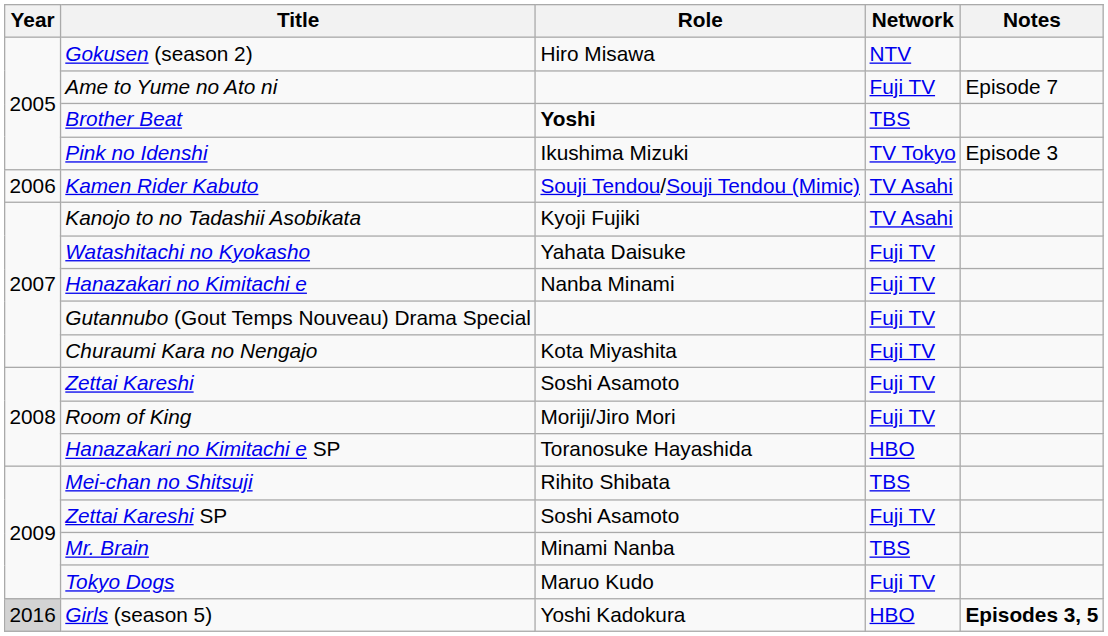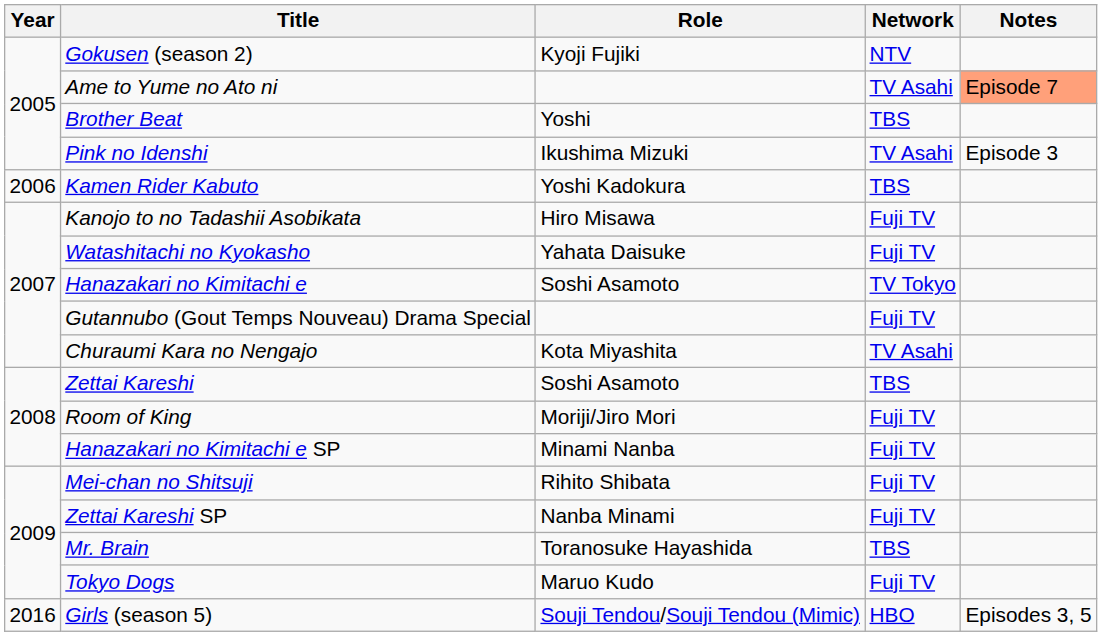(598, 53) Hiro Misawa -> (590, 53) Kyoji Fujiki
(902, 86) Fuji TV -> (911, 86) TV Asahi
(1012, 86) no background -> (1012, 86) lightsalmon background
(568, 119) bold -> (566, 119) normal
(913, 152) TV Tokyo -> (911, 152) TV Asahi
(700, 185) Souji Tendou/Souji Tendou (Mimic) -> (613, 185) Yoshi Kadokura
(911, 185) TV Asahi -> (890, 185) TBS
(590, 218) Kyoji Fujiki -> (598, 218) Hiro Misawa
(911, 218) TV Asahi -> (902, 218) Fuji TV
(608, 284) Nanba Minami -> (610, 284) Soshi Asamoto
(902, 284) Fuji TV -> (913, 284) TV Tokyo
(902, 350) Fuji TV -> (911, 350) TV Asahi
(902, 383) Fuji TV -> (890, 383) TBS
(646, 449) Toranosuke Hayashida -> (608, 449) Minami Nanba
(892, 449) HBO -> (902, 449) Fuji TV
(890, 482) TBS -> (902, 482) Fuji TV
(610, 515) Soshi Asamoto -> (608, 515) Nanba Minami
(608, 548) Minami Nanba -> (646, 548) Toranosuke Hayashida
(33, 614) lightgrey background -> (33, 614) no background
(613, 614) Yoshi Kadokura -> (700, 614) Souji Tendou/Souji Tendou (Mimic)
(1032, 614) bold -> (1028, 614) normal
